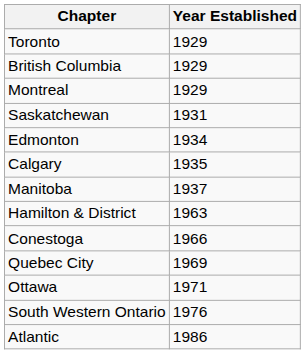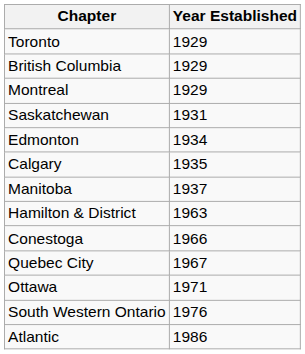(190, 262) 1969 -> (190, 262) 1967
